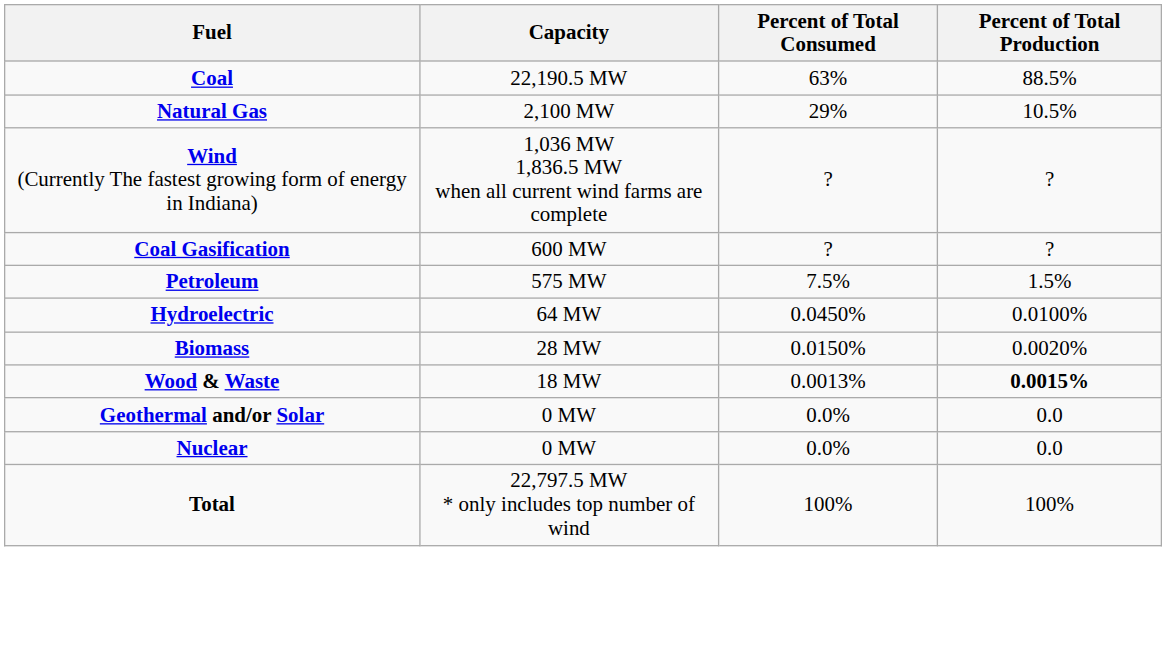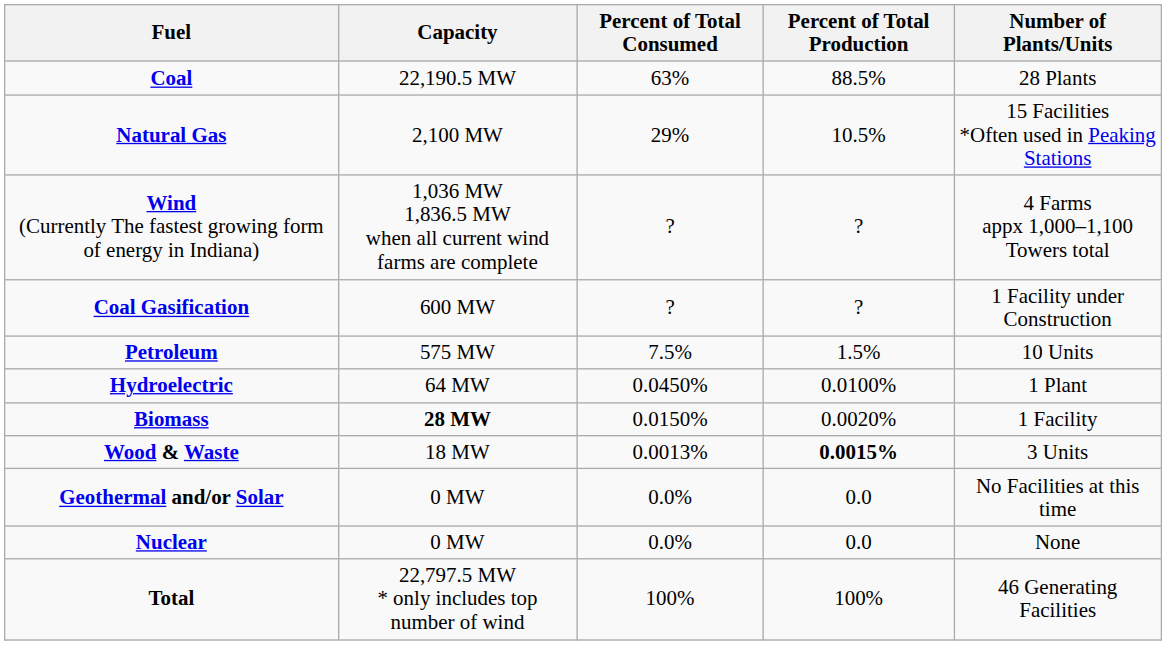+ column: (1058, 32)
(569, 348) normal -> (457, 418) bold
